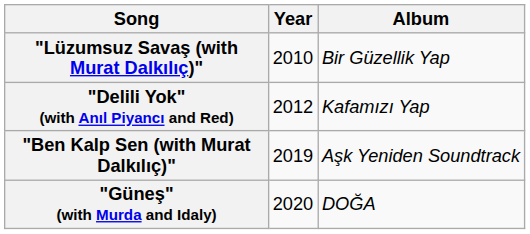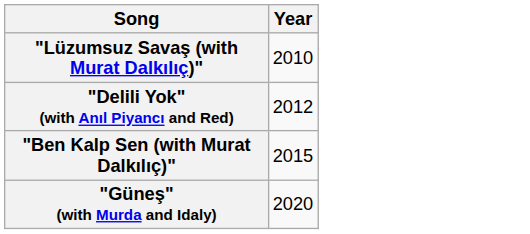- column: (421, 19)
(293, 155) 2019 -> (293, 155) 2015
